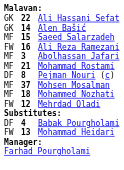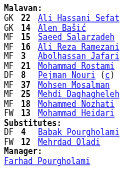(9, 47) FW -> (9, 47) MF
+ row: (79, 94)
rows swapped: (69, 104) <-> (76, 133)
